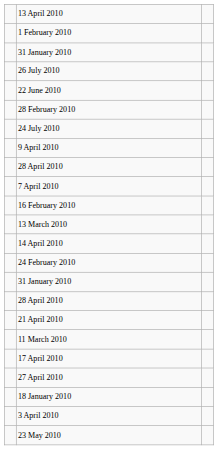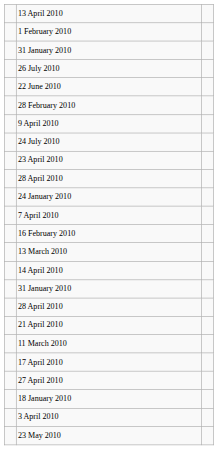rows swapped: (10, 129) <-> (10, 148)
+ row: (10, 160)
+ row: (10, 197)
- row: (10, 263)
